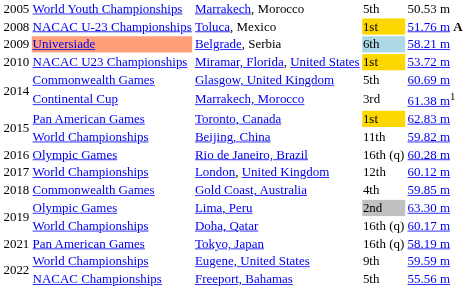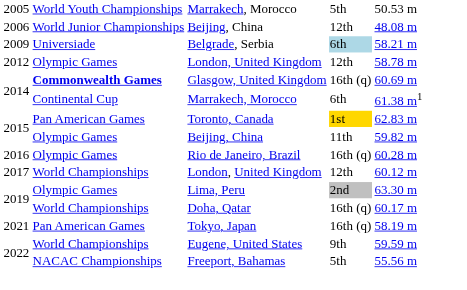+ row: (16, 26)
- row: (16, 26)
(64, 44) lightsalmon background -> (64, 44) no background
- row: (16, 62)
+ row: (16, 62)
(94, 80) normal -> (97, 80) bold
(371, 80) 5th -> (351, 80) 16th (q)
(372, 99) 3rd -> (338, 99) 6th
(91, 137) World Championships -> (75, 137) Olympic Games
- row: (16, 190)
